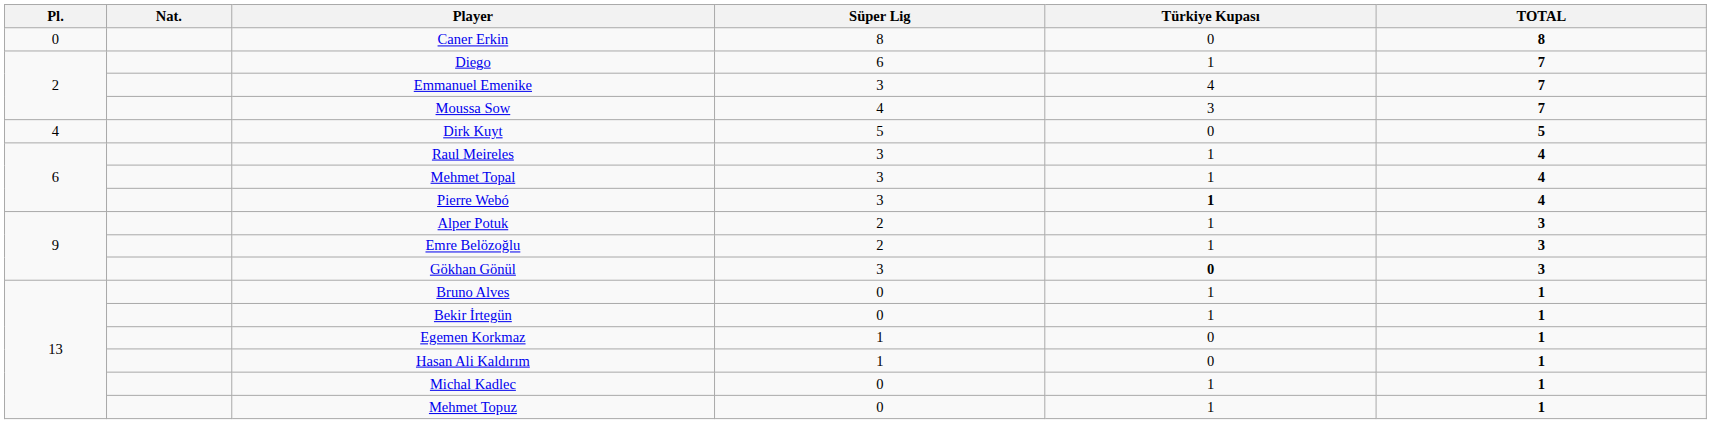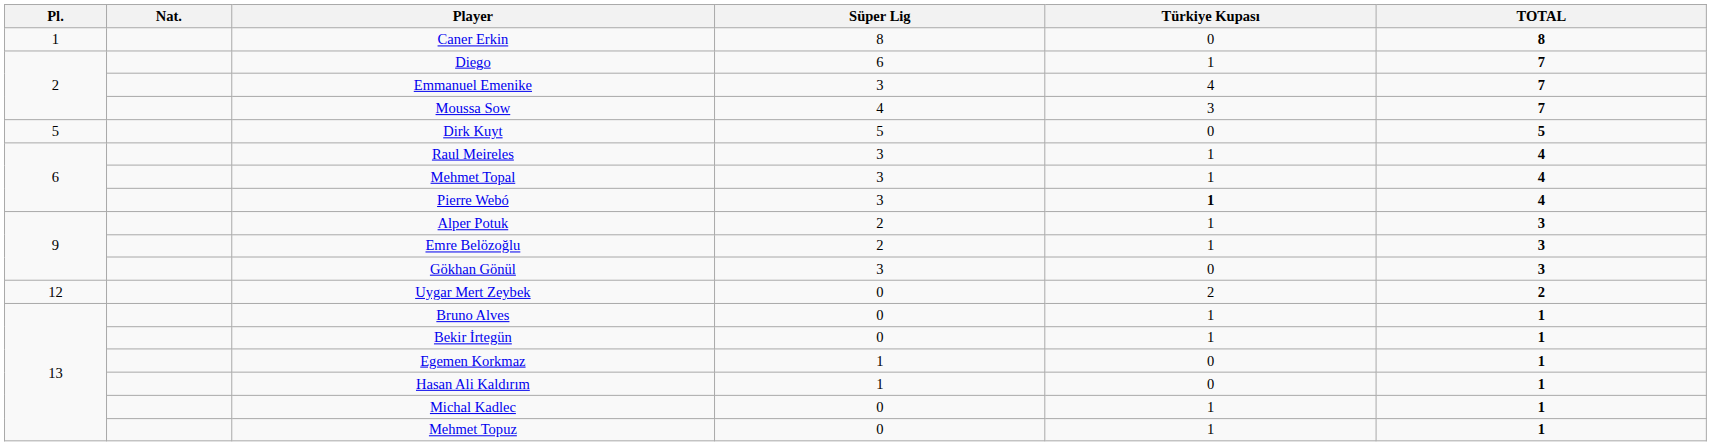(55, 39) 0 -> (55, 39) 1
(55, 131) 4 -> (55, 131) 5
(1211, 269) bold -> (1211, 269) normal
+ row: (473, 292)
